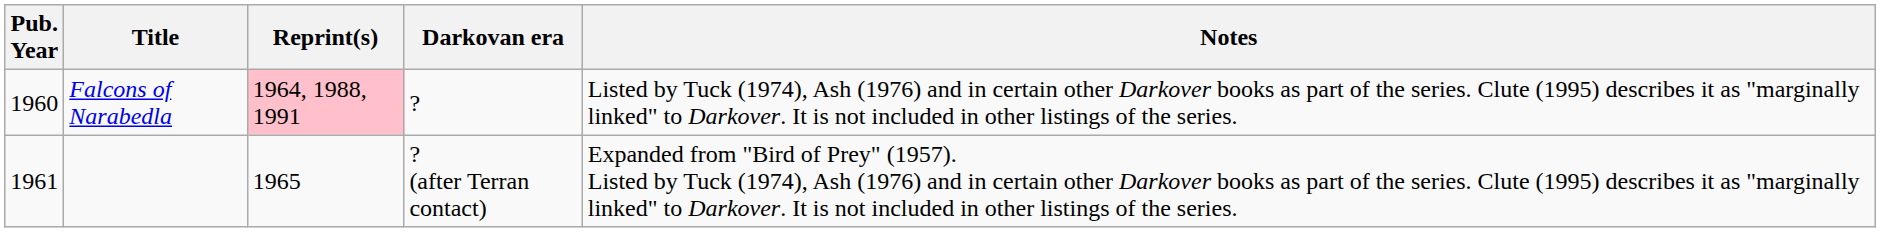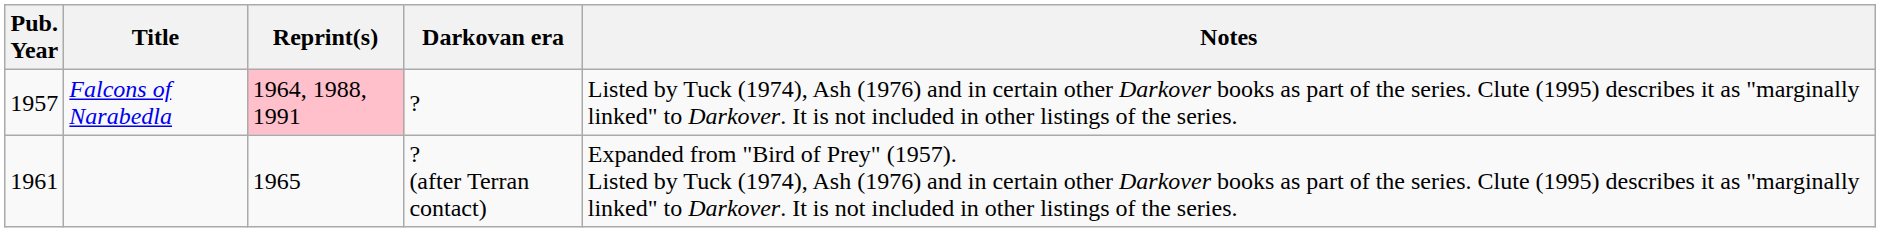(34, 102) 1960 -> (34, 102) 1957
